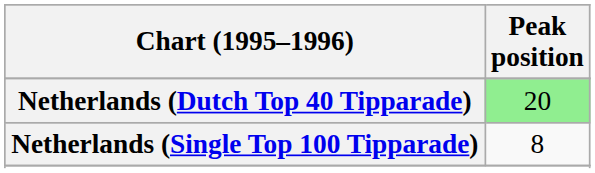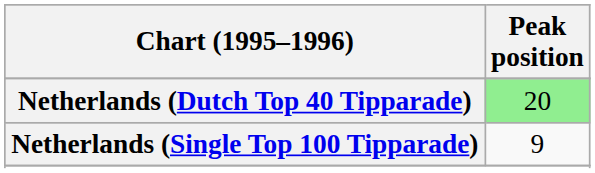(537, 143) 8 -> (537, 143) 9
